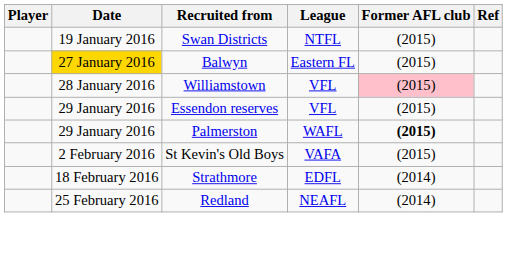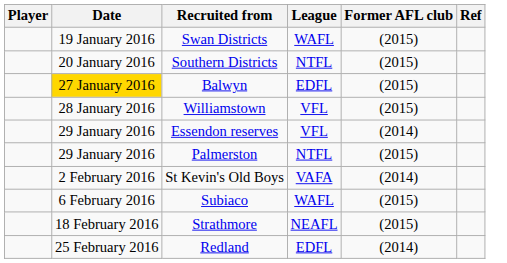(323, 39) NTFL -> (314, 39) WAFL
+ row: (225, 62)
(323, 62) Eastern FL -> (314, 85) EDFL
(416, 85) pink background -> (399, 108) no background
(416, 108) (2015) -> (399, 131) (2014)
(323, 131) WAFL -> (314, 154) NTFL
(416, 131) bold -> (399, 154) normal
(416, 154) (2015) -> (399, 177) (2014)
+ row: (225, 200)
(323, 177) EDFL -> (314, 223) NEAFL
(416, 177) (2014) -> (399, 223) (2015)
(323, 200) NEAFL -> (314, 246) EDFL
